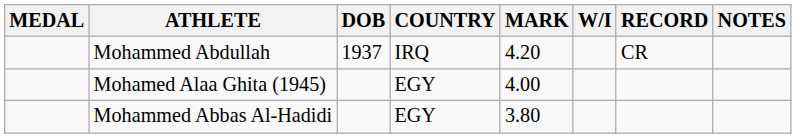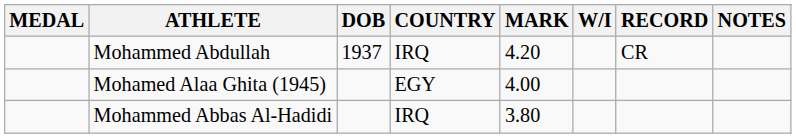(415, 116) EGY -> (412, 116) IRQ
